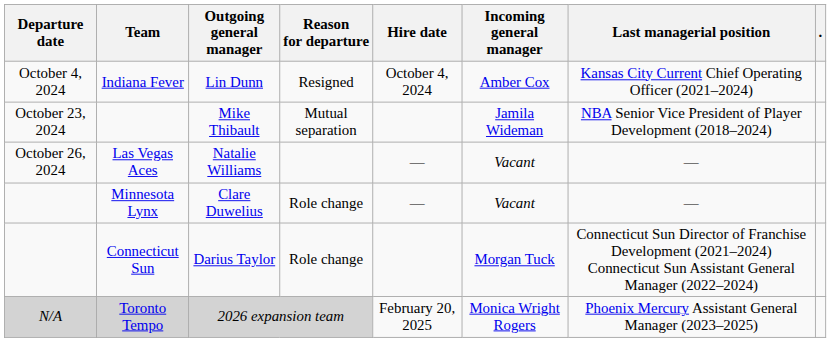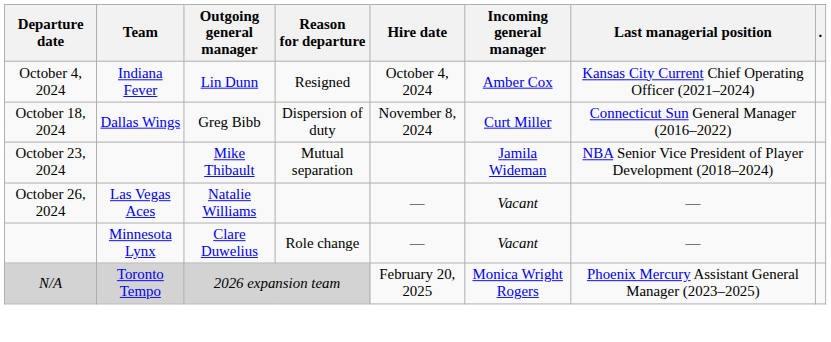+ row: (140, 122)
- row: (143, 259)
